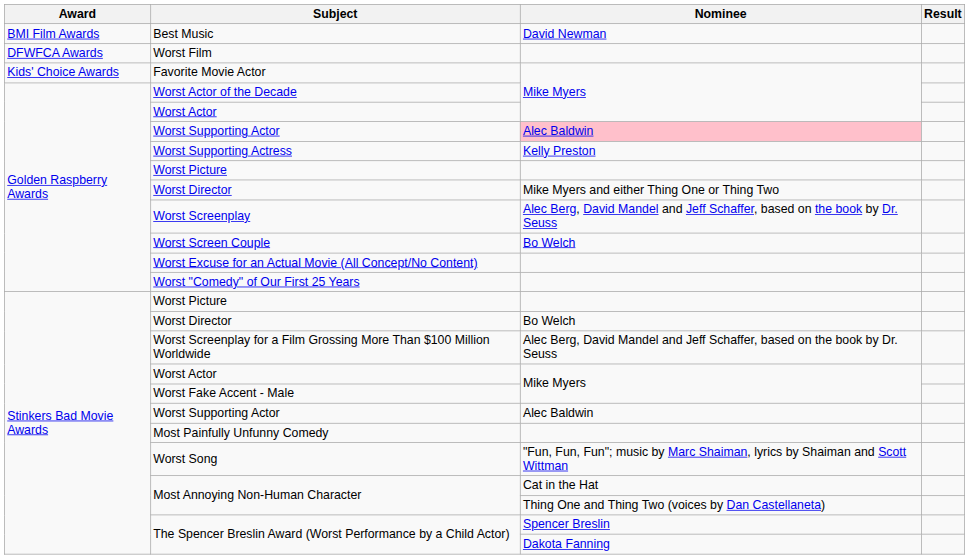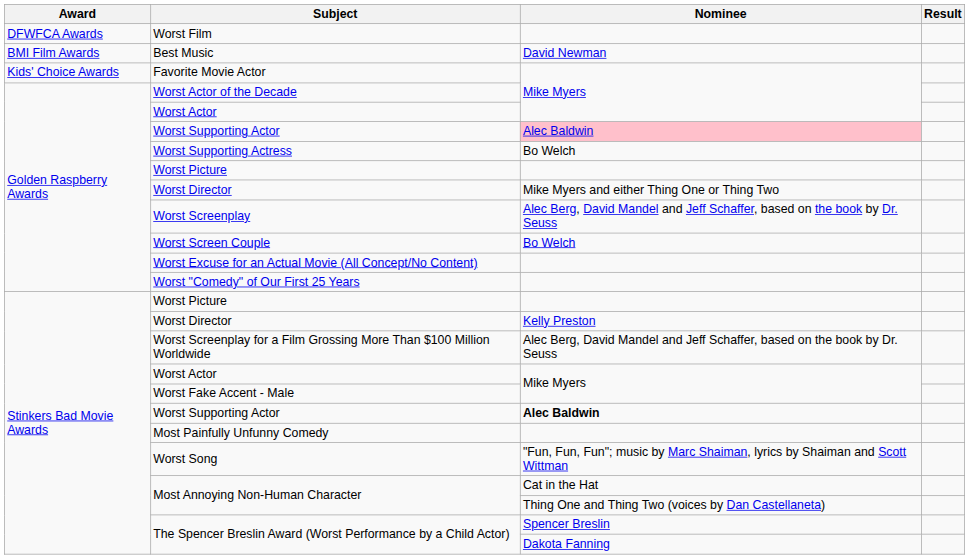rows swapped: (53, 33) <-> (55, 53)
(559, 151) Kelly Preston -> (549, 151) Bo Welch
(549, 321) Bo Welch -> (559, 321) Kelly Preston
(558, 413) normal -> (561, 413) bold
